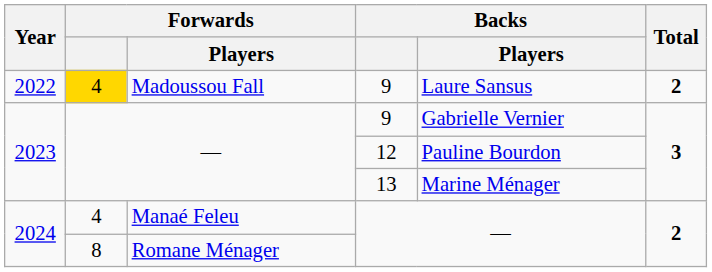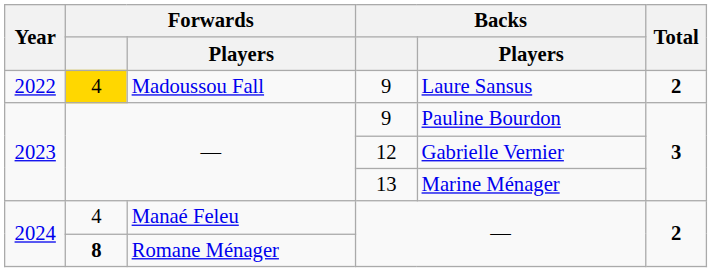(493, 119) Gabrielle Vernier -> (491, 119) Pauline Bourdon
(491, 151) Pauline Bourdon -> (493, 151) Gabrielle Vernier
(96, 250) normal -> (96, 250) bold
